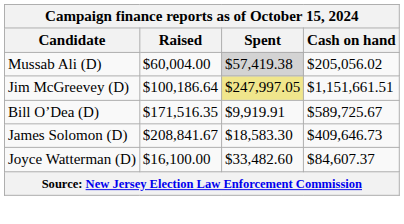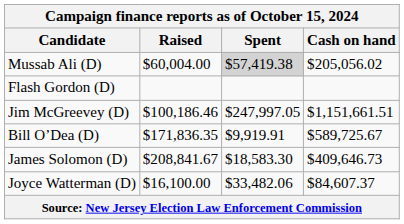+ row: (61, 87)
(180, 87) $100,186.64 -> (180, 111) $100,186.46
(263, 87) khaki background -> (263, 111) no background
(180, 111) $171,516.35 -> (180, 135) $171,836.35
(259, 159) $33,482.60 -> (259, 183) $33,482.06
